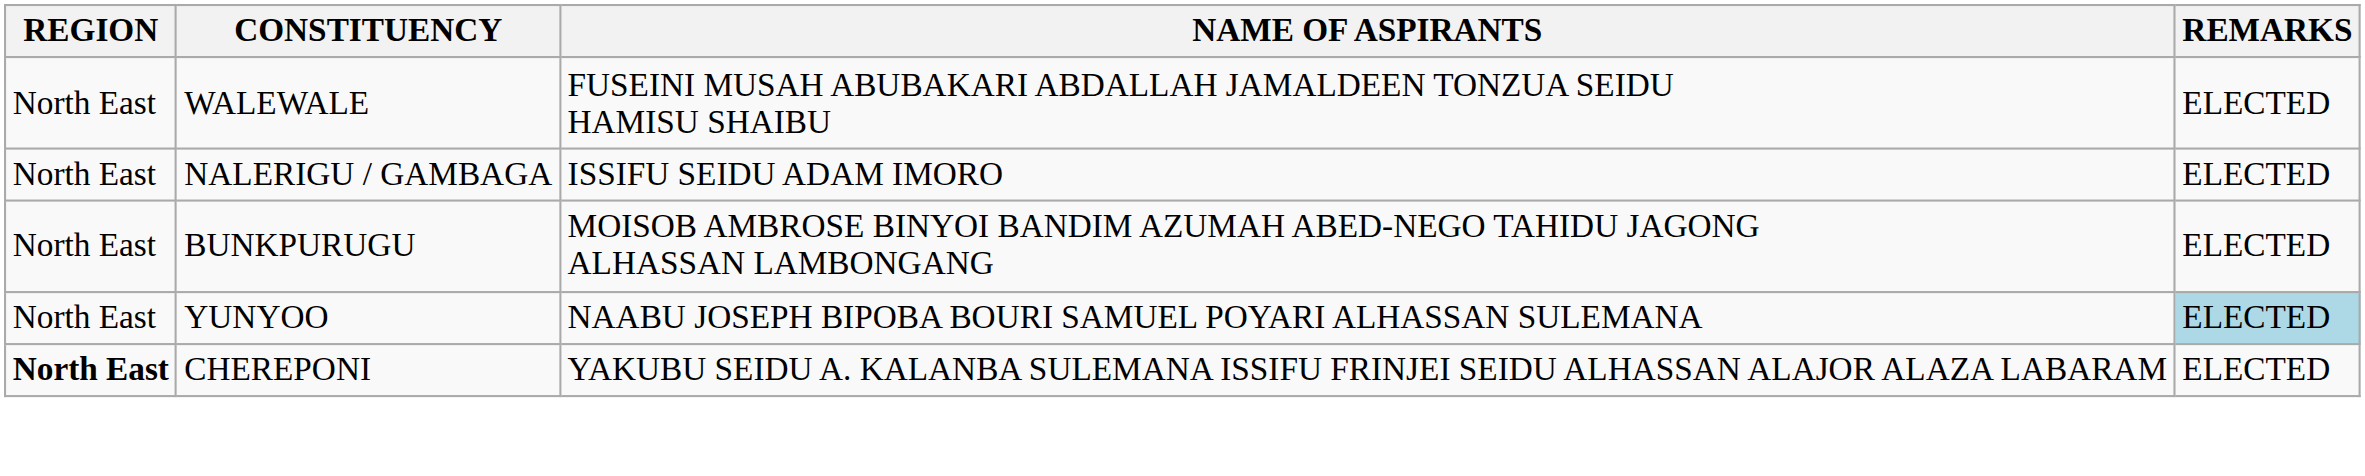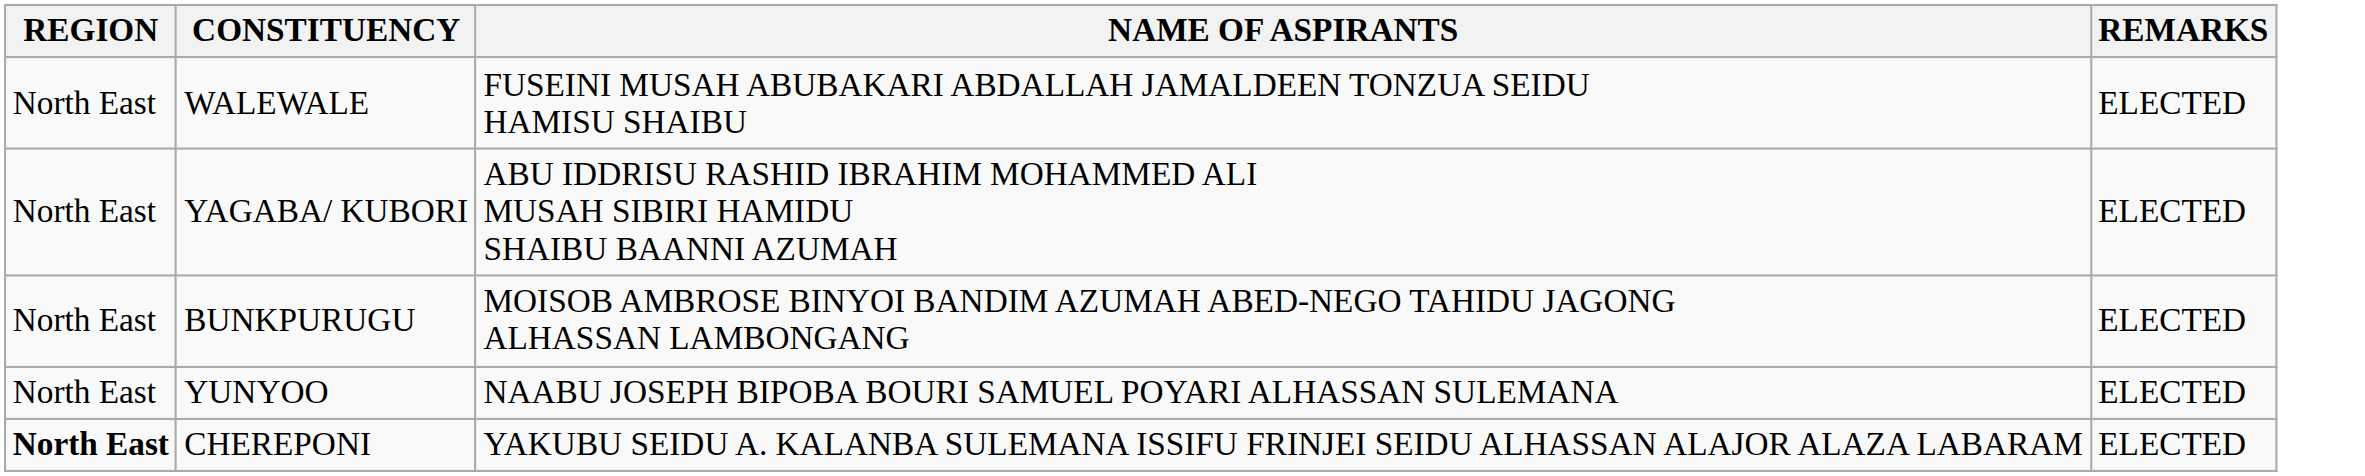+ row: (326, 211)
- row: (368, 173)
(2256, 316) lightblue background -> (2172, 391) no background
